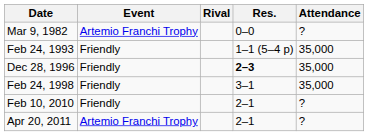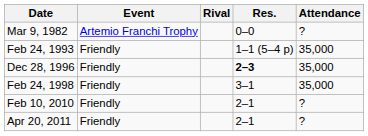(139, 121) Artemio Franchi Trophy -> (100, 121) Friendly
